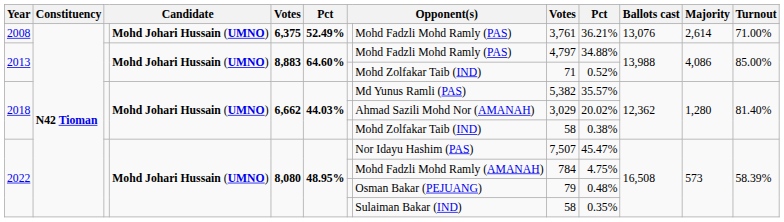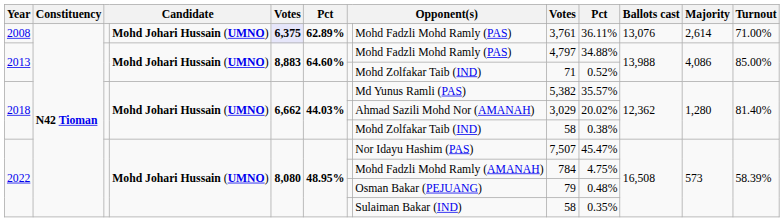(288, 33) no background -> (288, 33) lavender background
(325, 33) 52.49% -> (325, 33) 62.89%
(599, 33) 36.21% -> (599, 33) 36.11%
